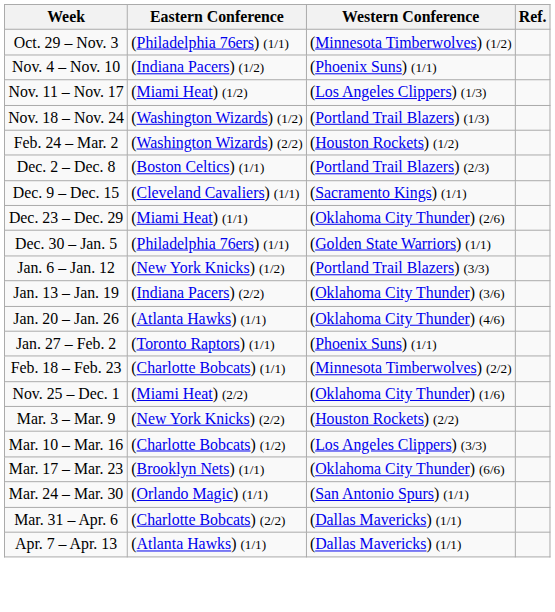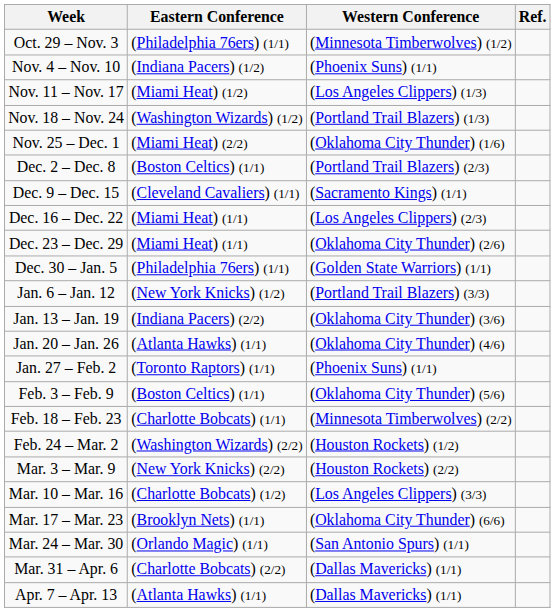rows swapped: (66, 393) <-> (66, 142)
+ row: (66, 218)
+ row: (66, 393)
